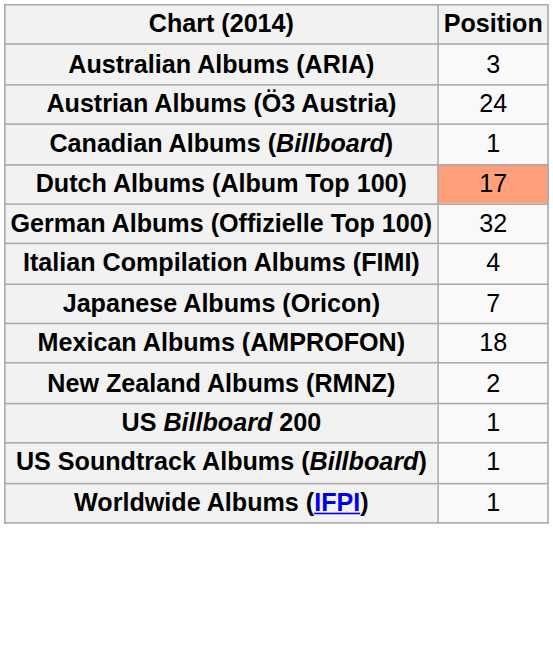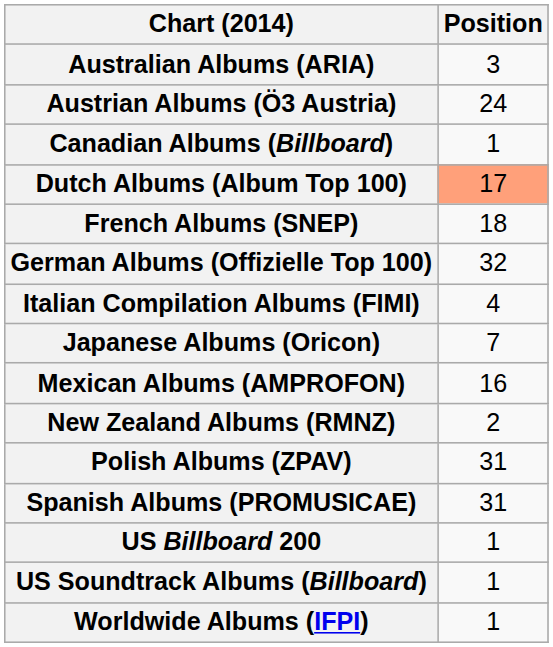+ row: (221, 223)
(493, 343) 18 -> (493, 382) 16
+ row: (221, 462)
+ row: (221, 502)
